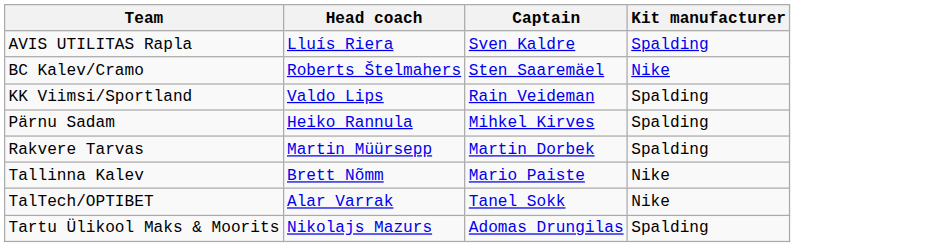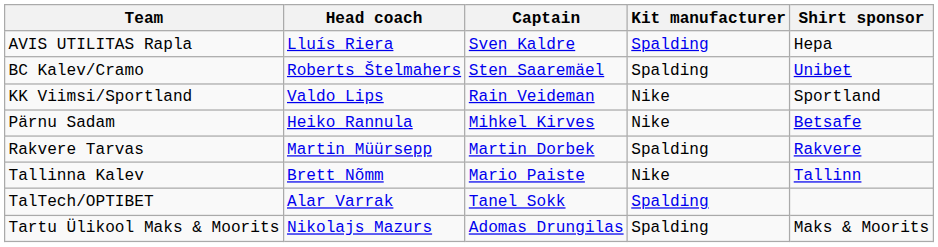+ column: (861, 18)
(651, 70) Nike -> (670, 70) Spalding
(670, 97) Spalding -> (651, 97) Nike
(670, 123) Spalding -> (651, 123) Nike
(651, 202) Nike -> (670, 202) Spalding
